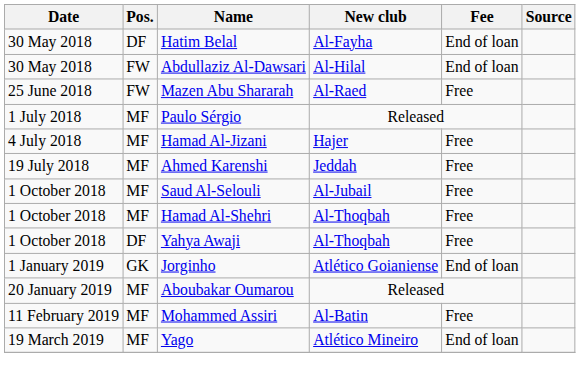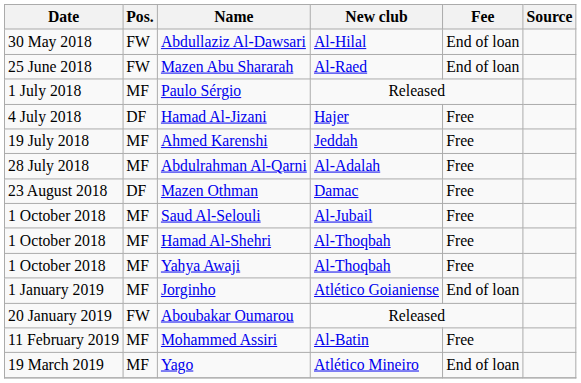- row: (199, 41)
(459, 91) Free -> (483, 66) End of loan
(138, 141) MF -> (136, 116) DF
+ row: (234, 166)
+ row: (209, 191)
(136, 240) DF -> (138, 265) MF
(138, 265) GK -> (138, 290) MF
(138, 290) MF -> (138, 315) FW
